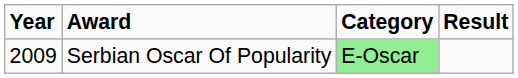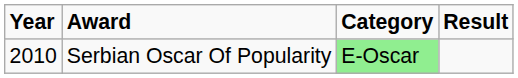(33, 55) 2009 -> (33, 55) 2010
